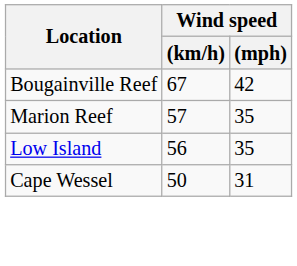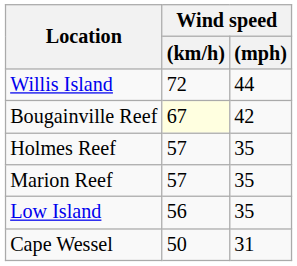+ row: (62, 84)
(177, 84) no background -> (177, 116) lightyellow background
+ row: (63, 148)
